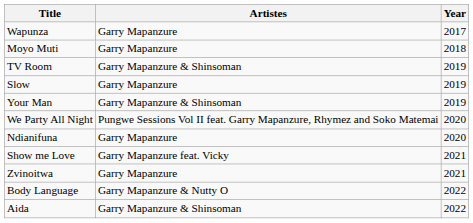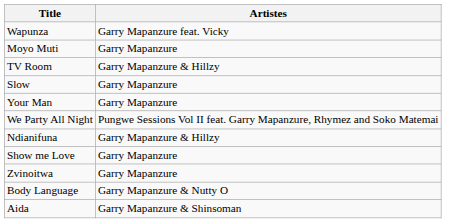- column: (455, 13)
(138, 31) Garry Mapanzure -> (163, 31) Garry Mapanzure feat. Vicky
(170, 66) Garry Mapanzure & Shinsoman -> (159, 66) Garry Mapanzure & Hillzy
(170, 102) Garry Mapanzure & Shinsoman -> (138, 102) Garry Mapanzure
(138, 137) Garry Mapanzure -> (159, 137) Garry Mapanzure & Hillzy
(163, 155) Garry Mapanzure feat. Vicky -> (138, 155) Garry Mapanzure
